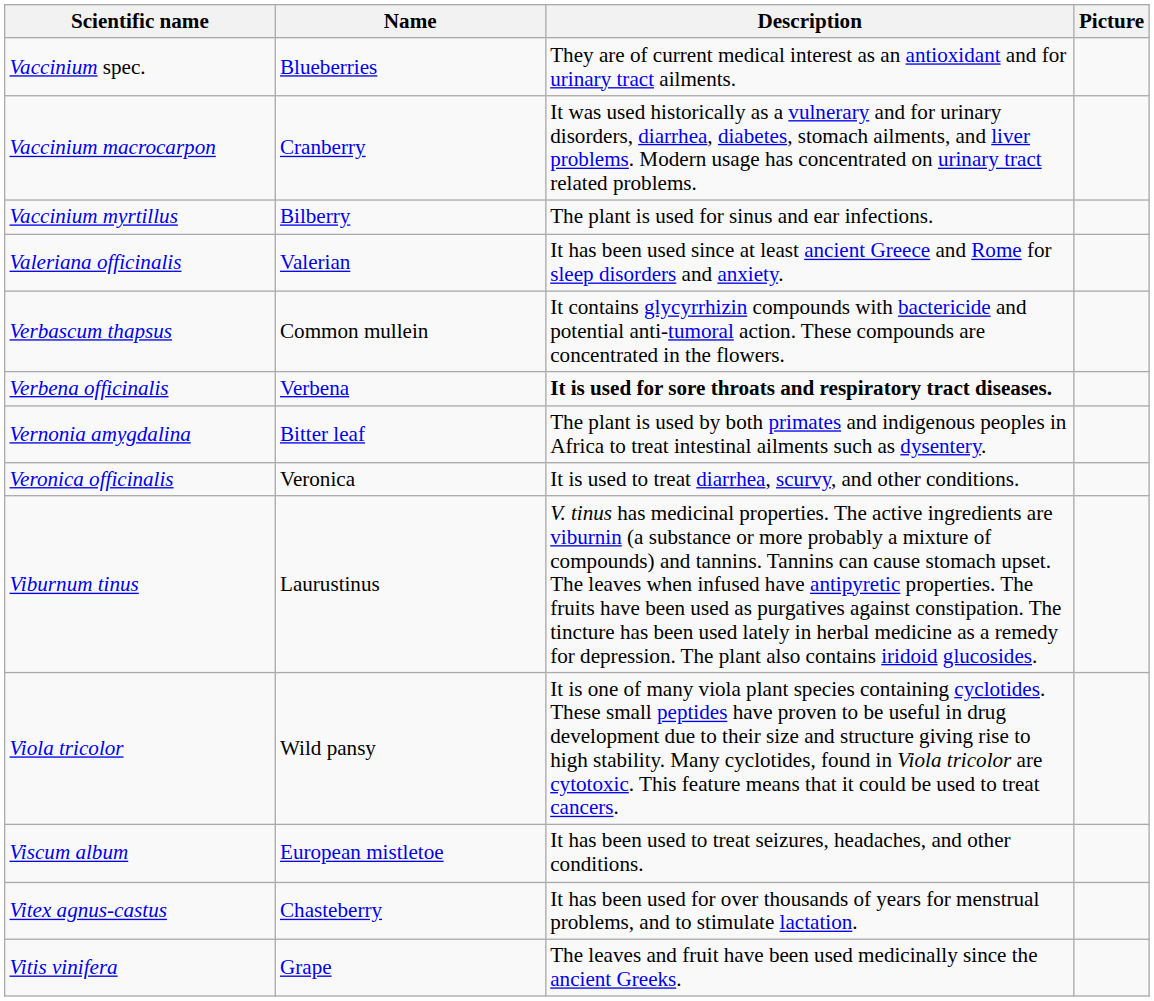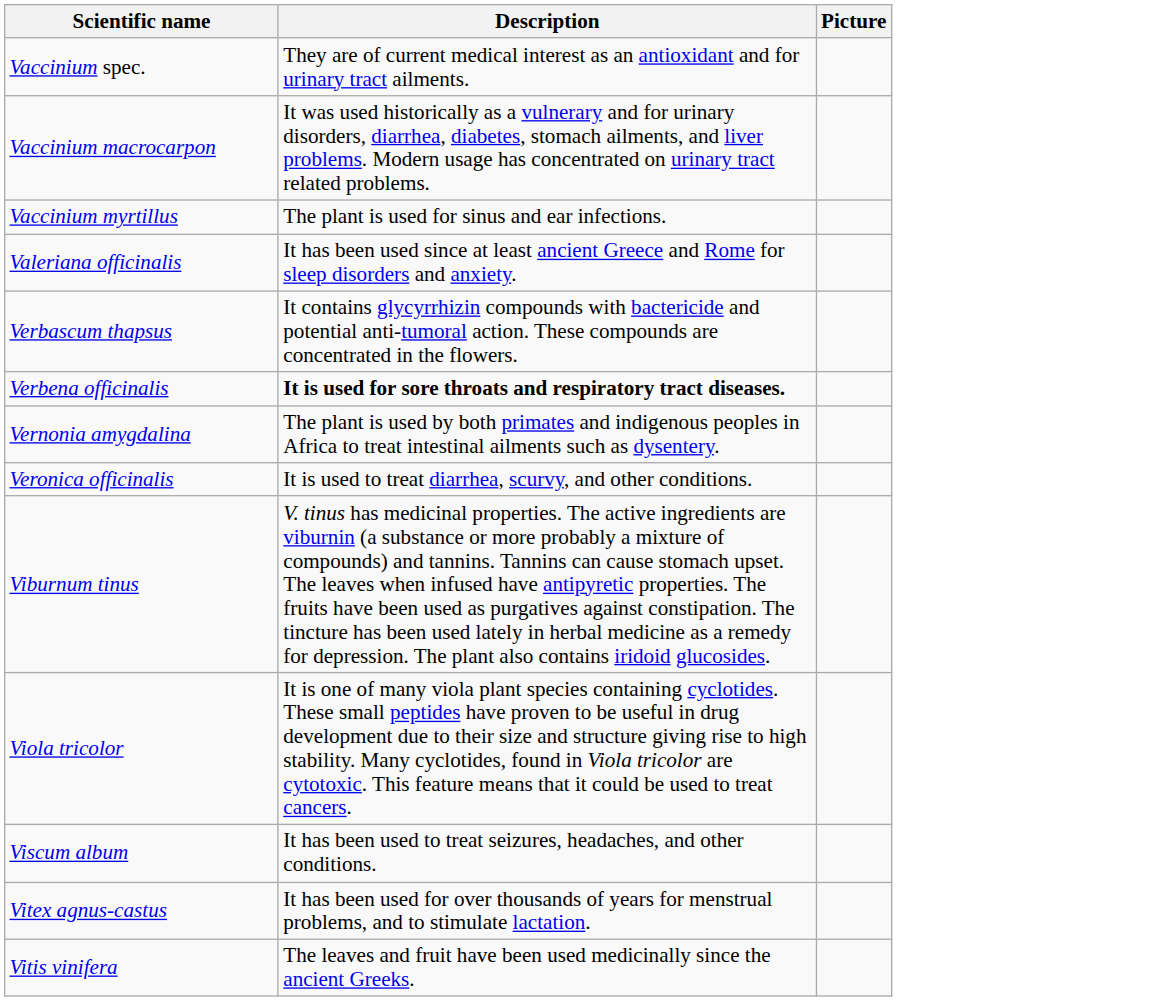- column: (410, 21)
